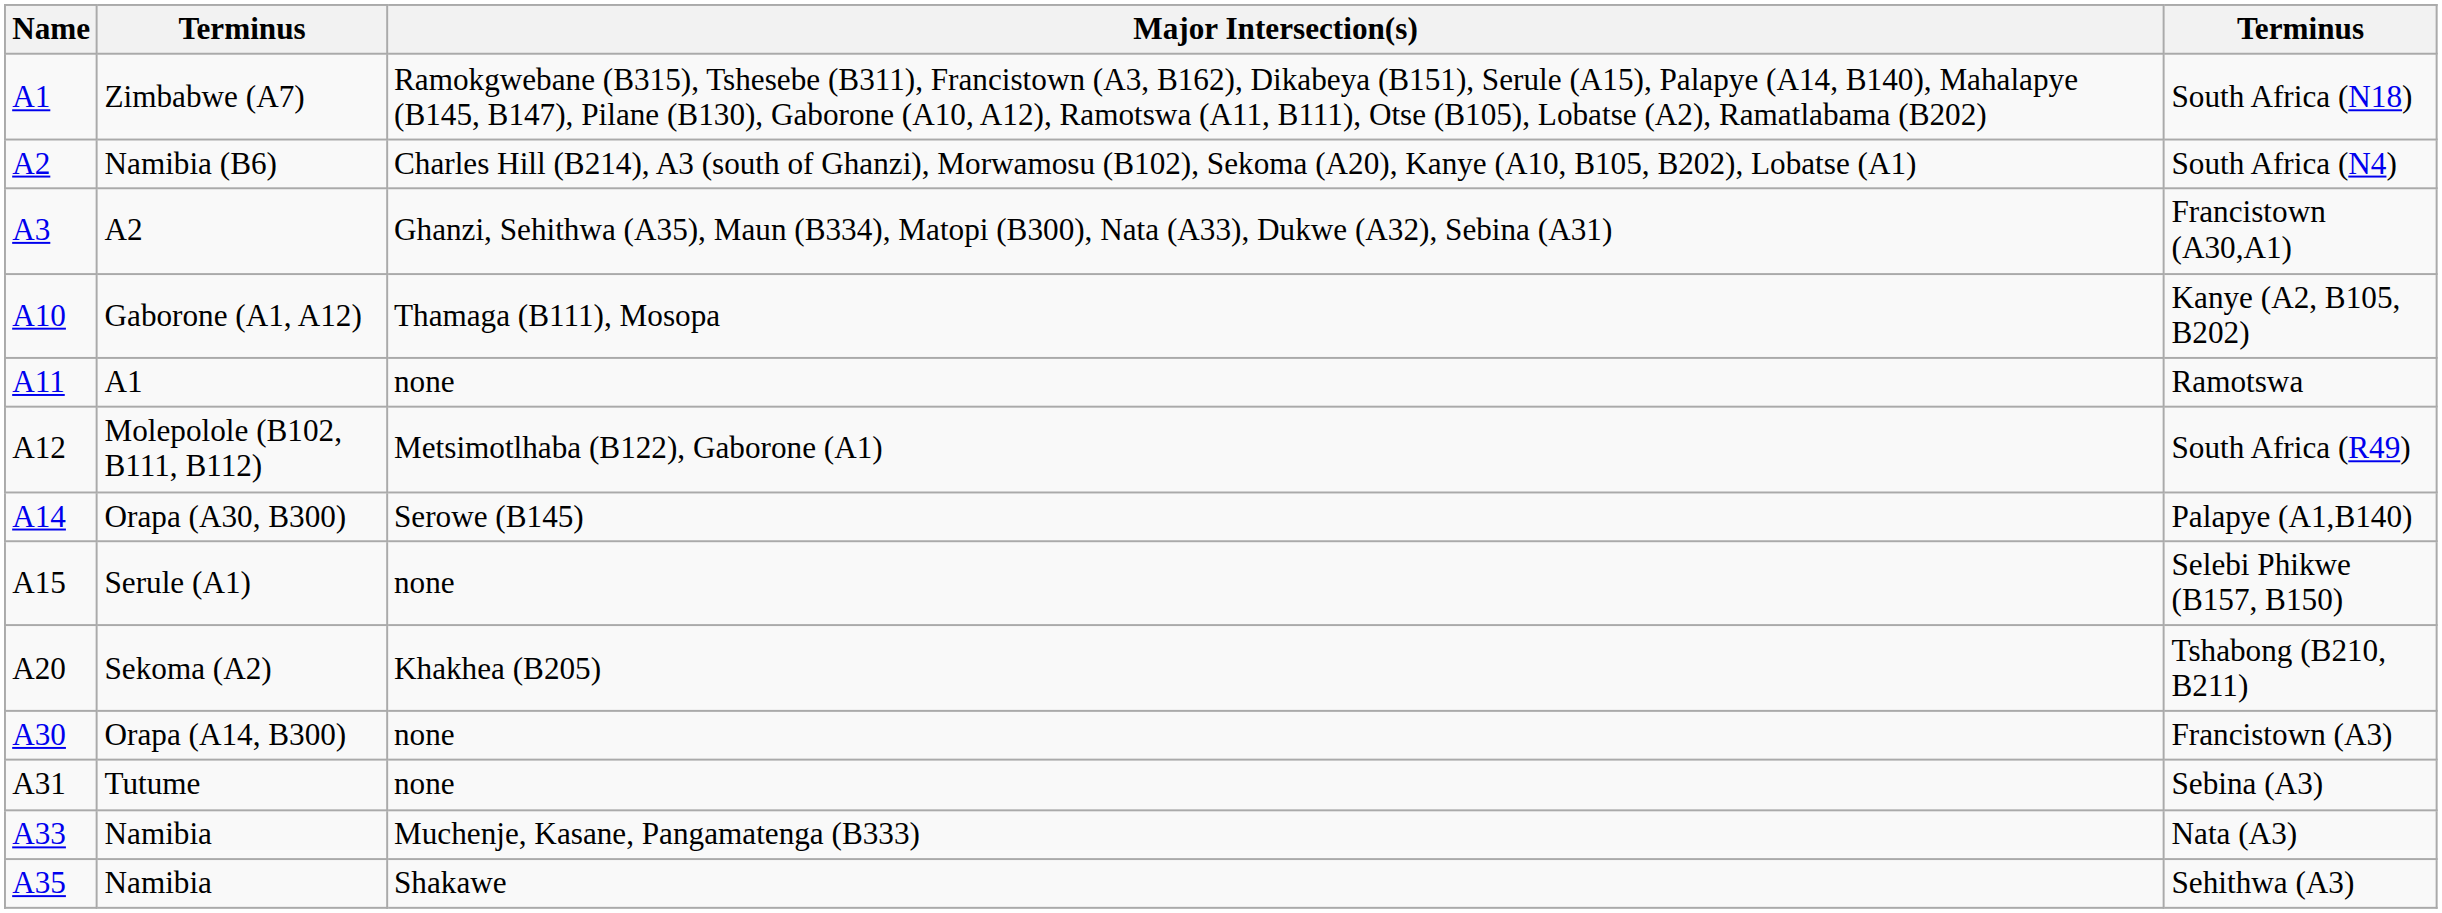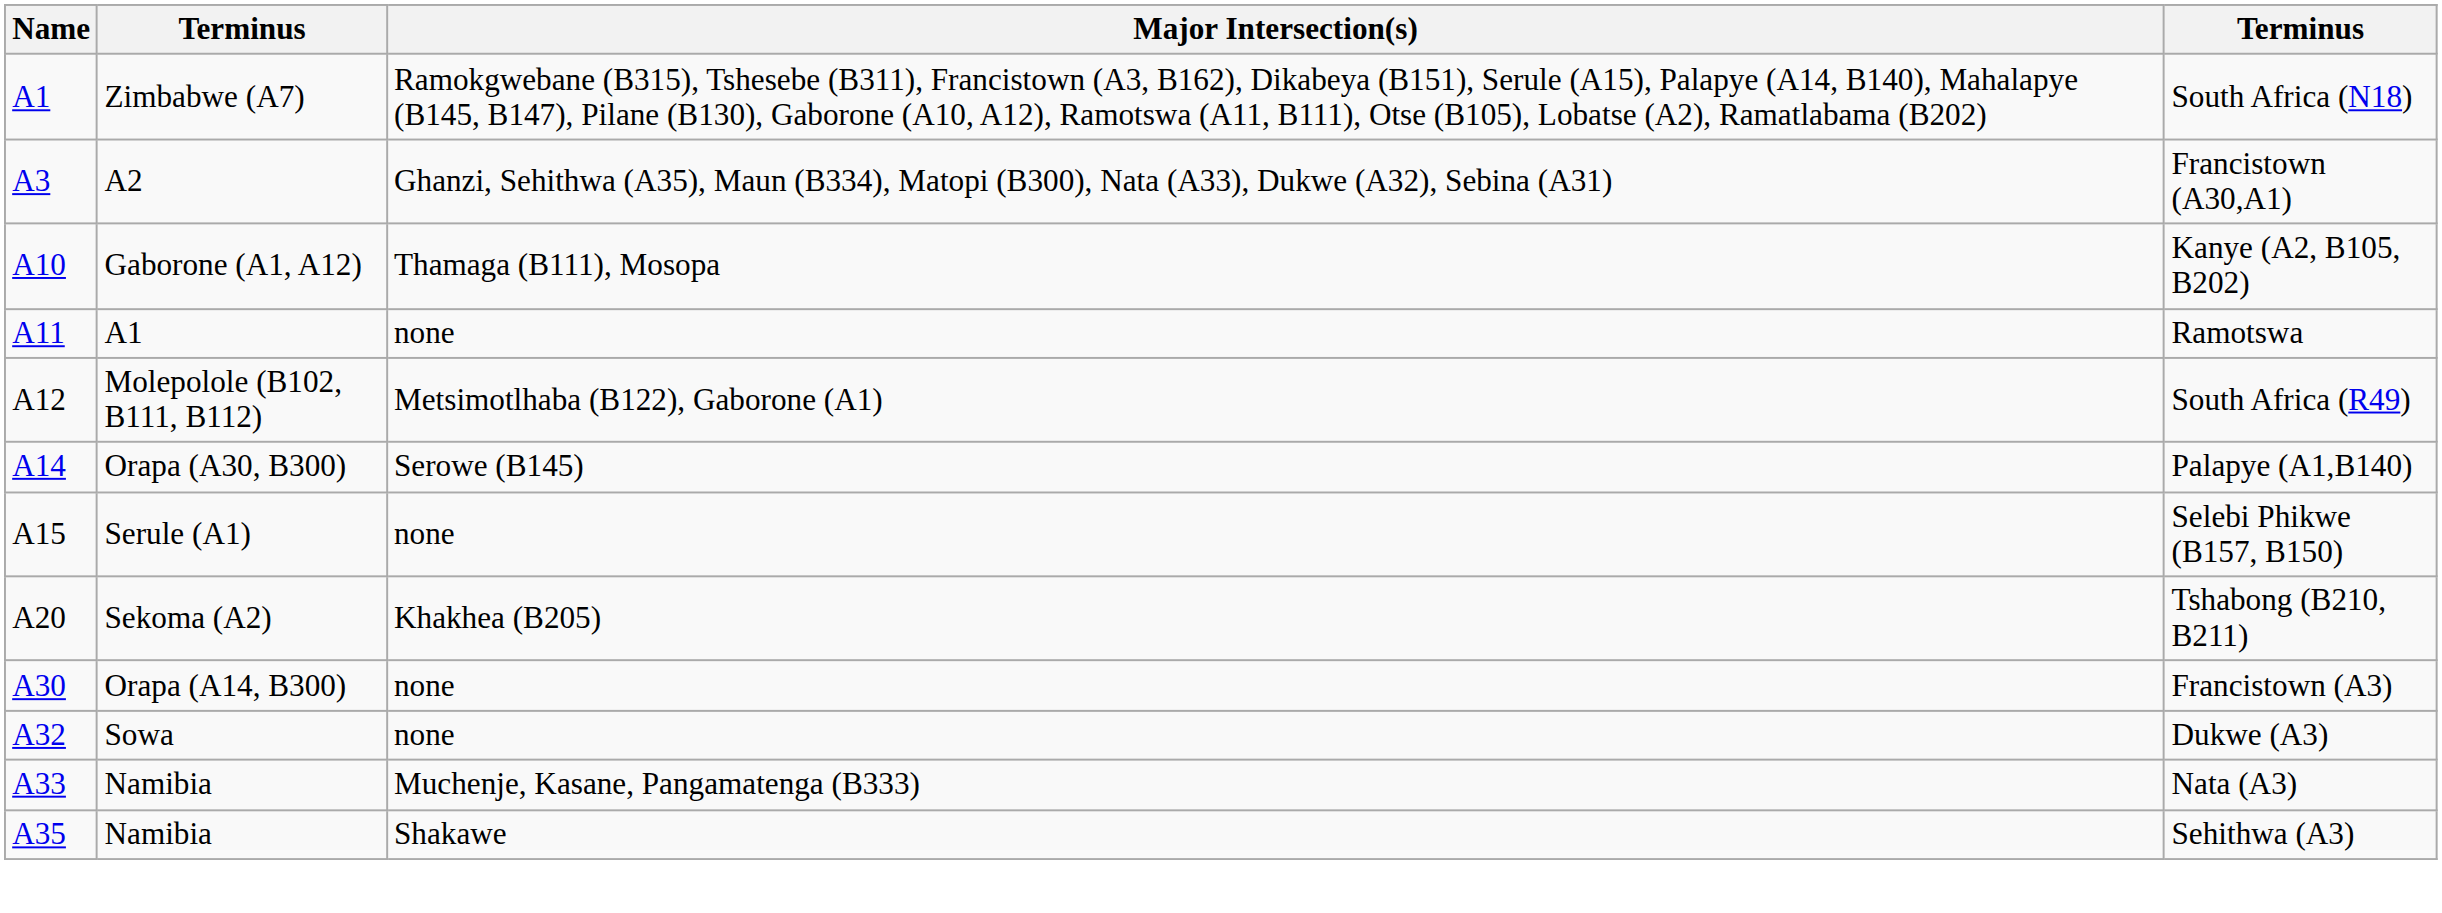- row: (2284, 163)
- row: (2247, 784)
+ row: (2250, 734)
